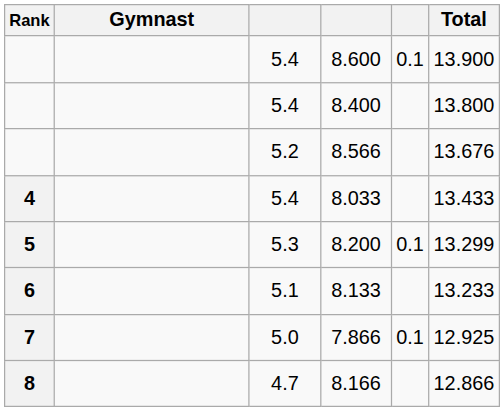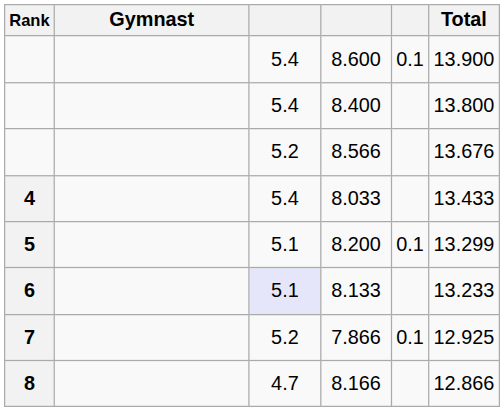(285, 244) 5.3 -> (285, 244) 5.1
(285, 290) no background -> (285, 290) lavender background
(285, 337) 5.0 -> (285, 337) 5.2
